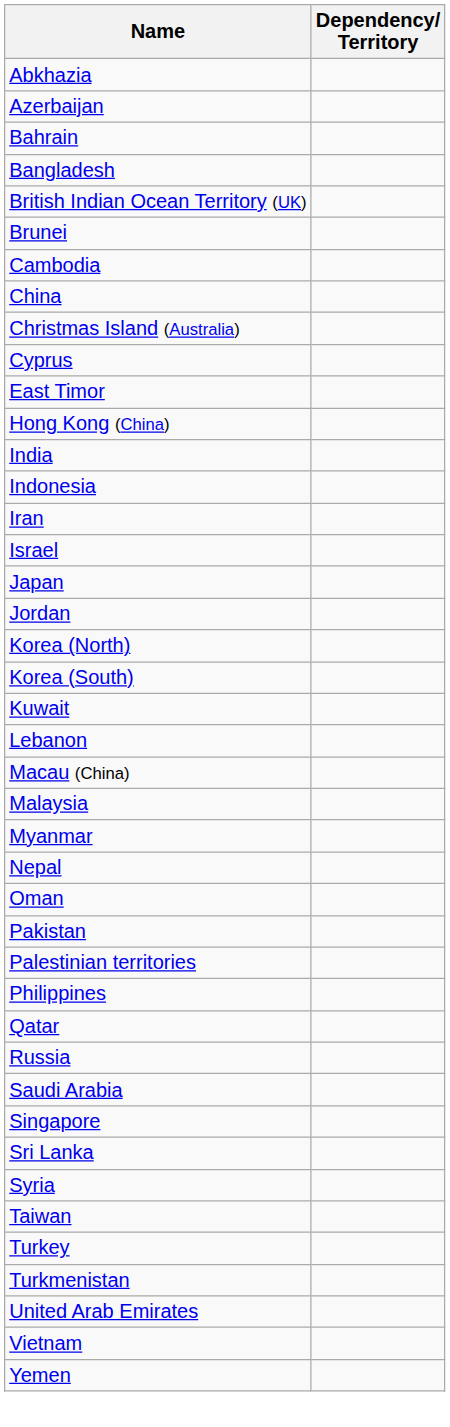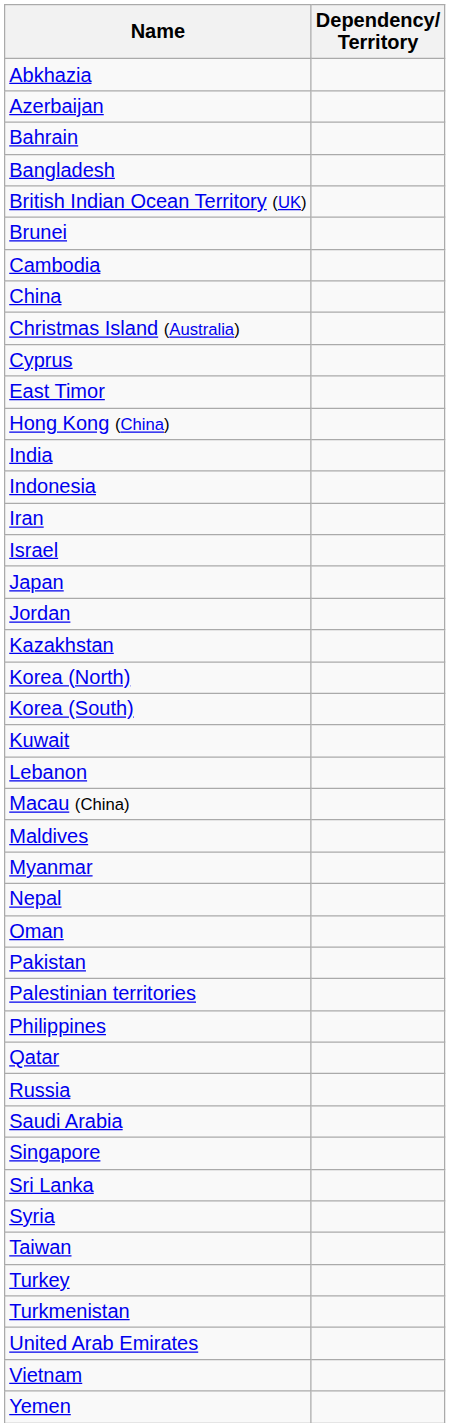+ row: (61, 645)
- row: (49, 804)
+ row: (49, 835)
